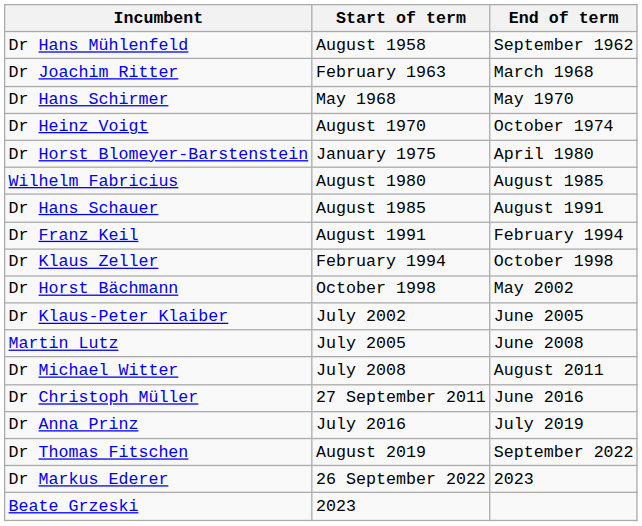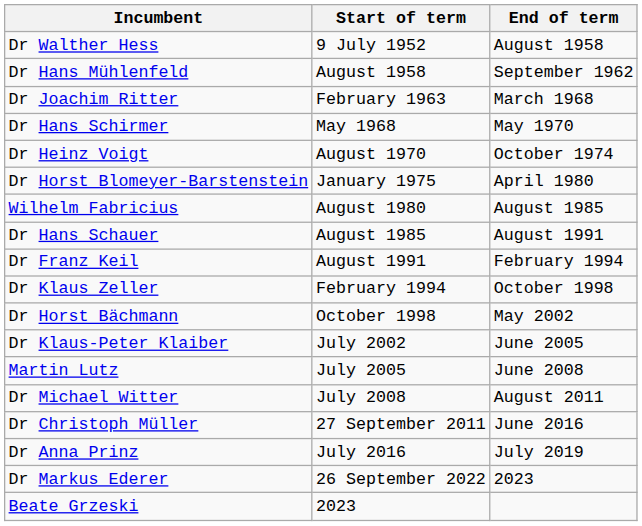+ row: (83, 45)
- row: (98, 452)
